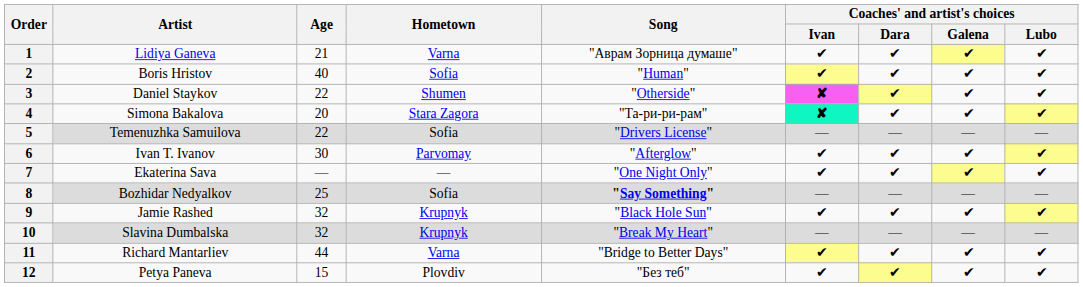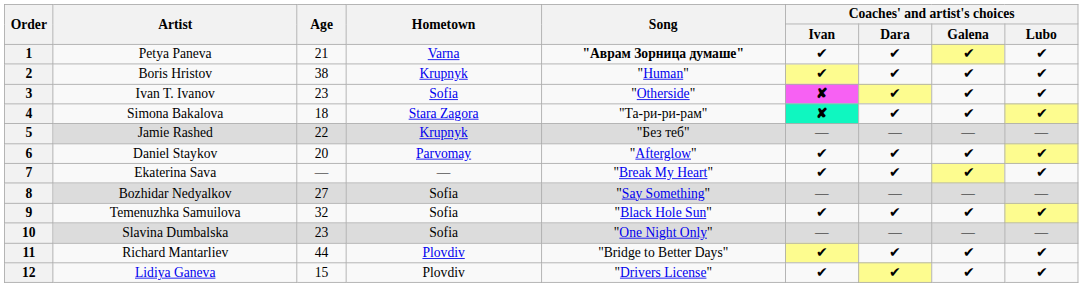(175, 54) Lidiya Ganeva -> (175, 54) Petya Paneva
(663, 54) normal -> (663, 54) bold
(322, 74) 40 -> (322, 74) 38
(444, 74) Sofia -> (444, 74) Krupnyk
(175, 93) Daniel Staykov -> (175, 93) Ivan T. Ivanov
(322, 93) 22 -> (322, 93) 23
(444, 93) Shumen -> (444, 93) Sofia
(322, 113) 20 -> (322, 113) 18
(175, 133) Temenuzhka Samuilova -> (175, 133) Jamie Rashed
(444, 133) Sofia -> (444, 133) Krupnyk
(663, 133) "Drivers License" -> (663, 133) "Без теб"
(175, 153) Ivan T. Ivanov -> (175, 153) Daniel Staykov
(322, 153) 30 -> (322, 153) 20
(663, 173) "One Night Only" -> (663, 173) "Break My Heart"
(322, 193) 25 -> (322, 193) 27
(663, 193) bold -> (663, 193) normal
(175, 213) Jamie Rashed -> (175, 213) Temenuzhka Samuilova
(444, 213) Krupnyk -> (444, 213) Sofia
(322, 232) 32 -> (322, 232) 23
(444, 232) Krupnyk -> (444, 232) Sofia
(663, 232) "Break My Heart" -> (663, 232) "One Night Only"
(444, 252) Varna -> (444, 252) Plovdiv
(175, 272) Petya Paneva -> (175, 272) Lidiya Ganeva
(663, 272) "Без теб" -> (663, 272) "Drivers License"
